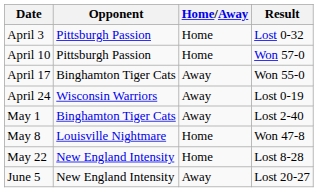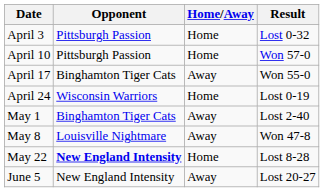(196, 95) Away -> (203, 95) Home
(197, 136) Home -> (202, 136) Away
(115, 156) normal -> (119, 156) bold
